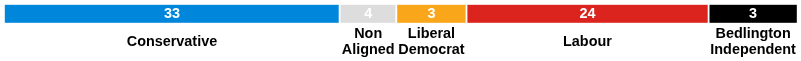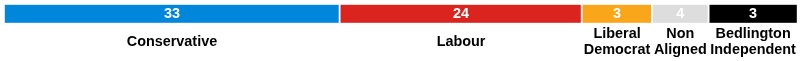columns swapped: (587, 13) <-> (368, 13)
